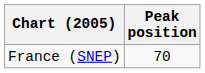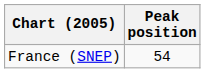(162, 56) 70 -> (162, 56) 54
